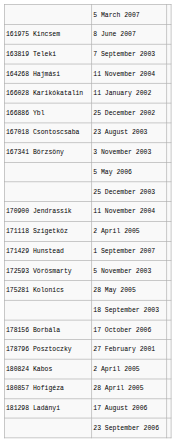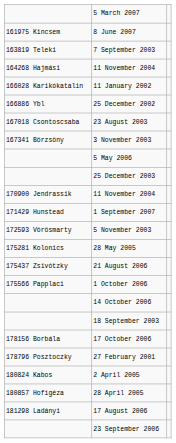- row: (37, 231)
+ row: (37, 267)
+ row: (35, 285)
+ row: (48, 303)
